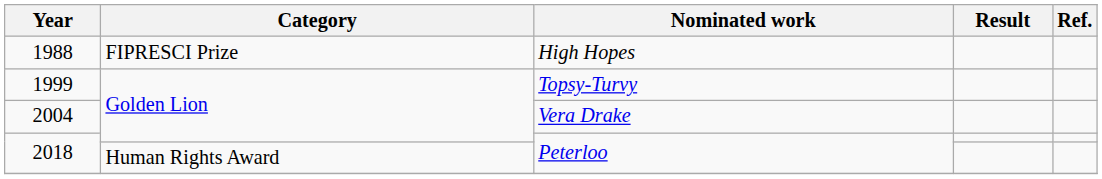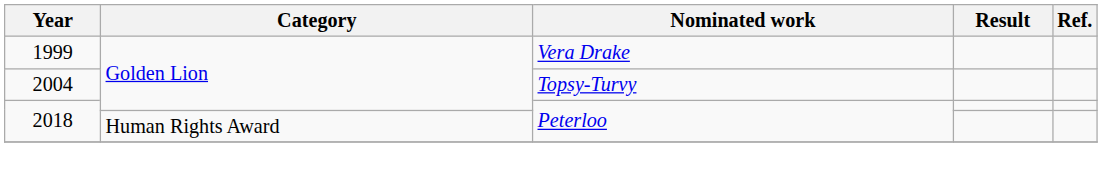- row: (53, 52)
(588, 84) Topsy-Turvy -> (584, 52) Vera Drake
(584, 116) Vera Drake -> (587, 84) Topsy-Turvy
